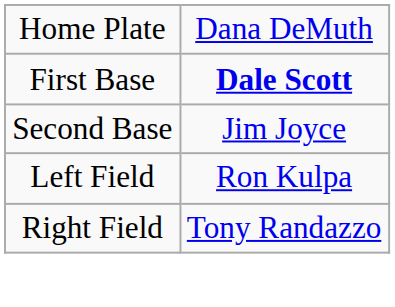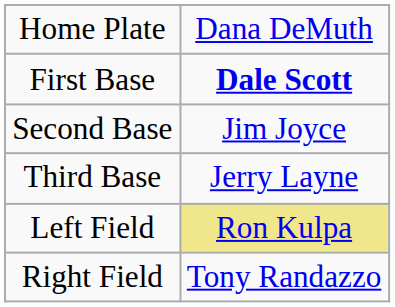+ row: (92, 177)
(284, 177) no background -> (284, 227) khaki background
